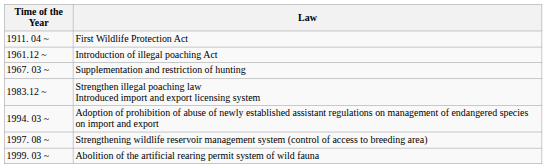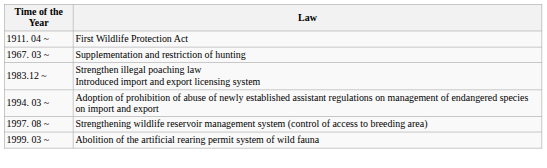- row: (146, 54)
